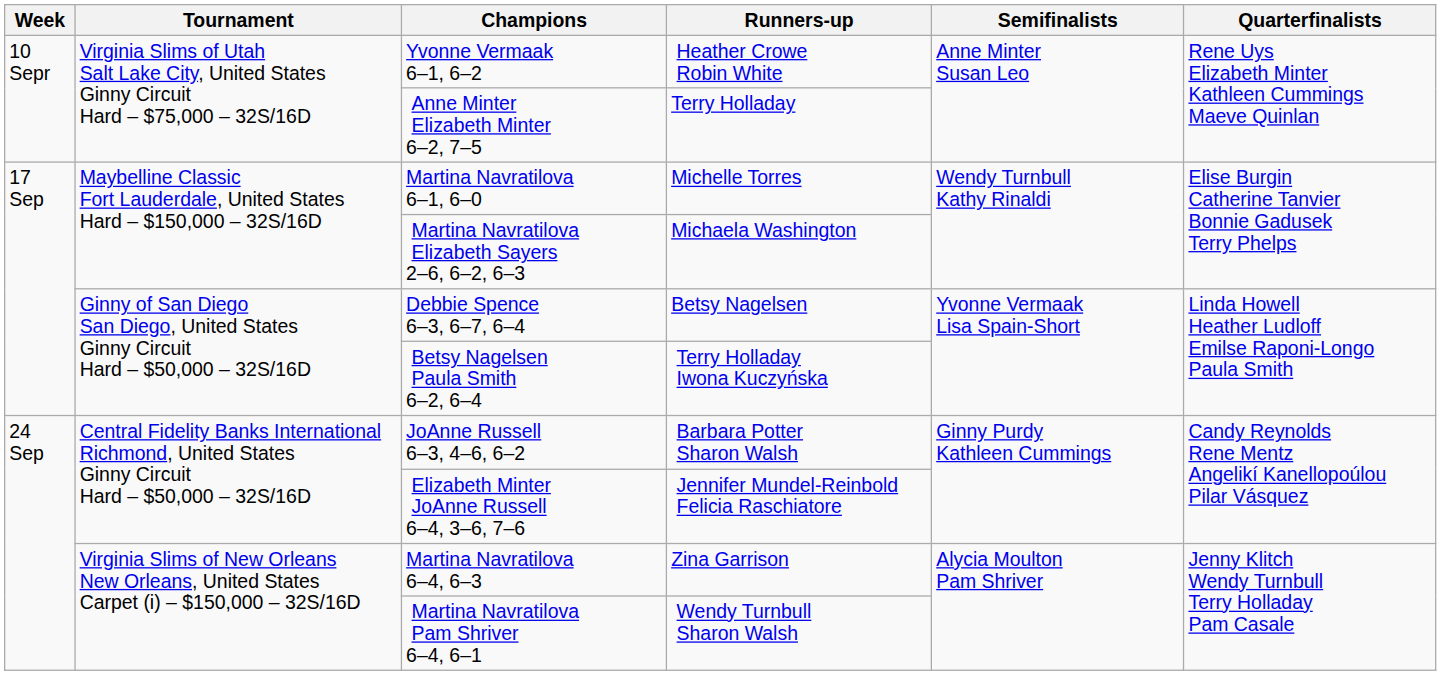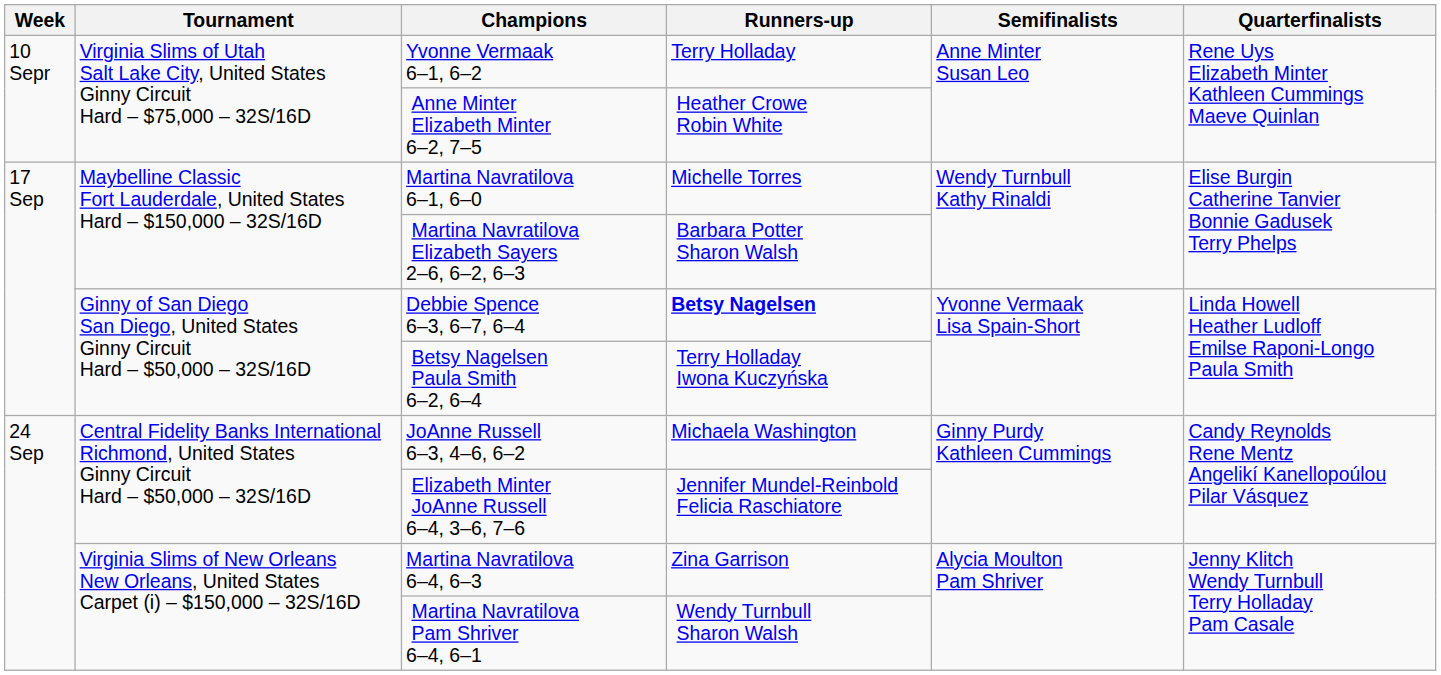(739, 62) Heather Crowe Robin White -> (733, 51) Terry Holladay
(733, 104) Terry Holladay -> (739, 114) Heather Crowe Robin White
(764, 230) Michaela Washington -> (737, 241) Barbara Potter Sharon Walsh
(739, 305) normal -> (744, 305) bold
(737, 443) Barbara Potter Sharon Walsh -> (764, 432) Michaela Washington
